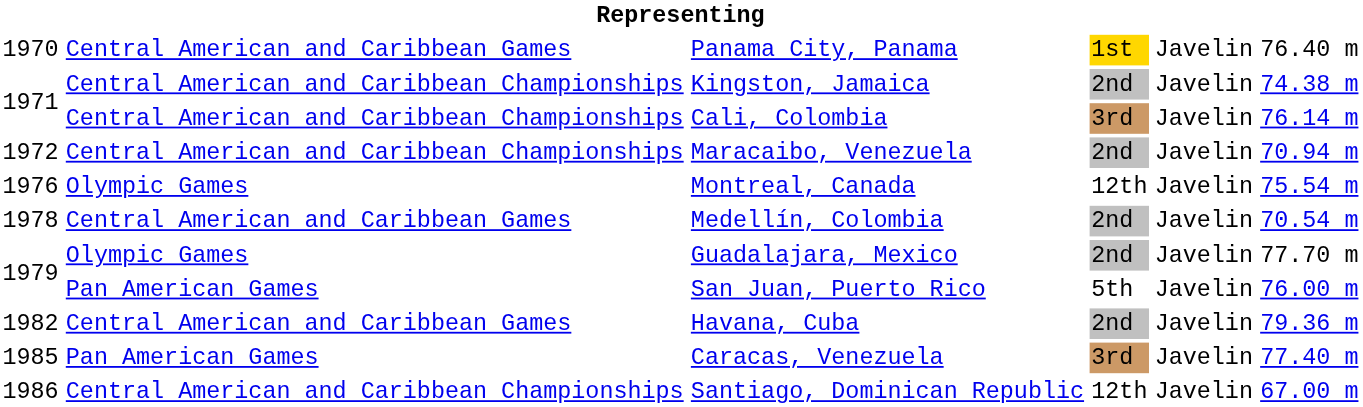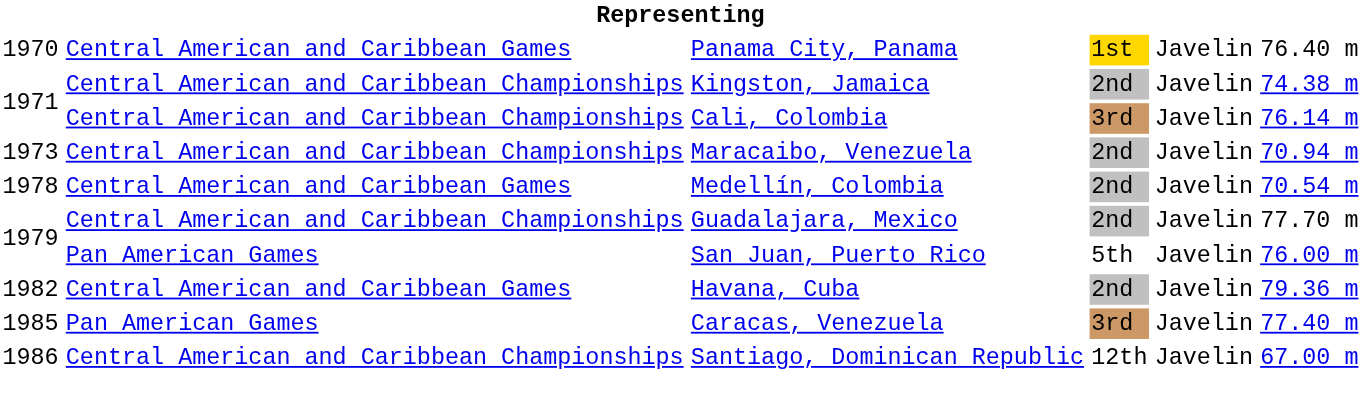(30, 153) 1972 -> (30, 153) 1973
- row: (803, 187)
(157, 255) Olympic Games -> (375, 221) Central American and Caribbean Championships
